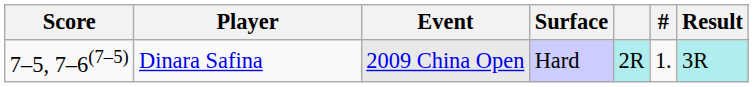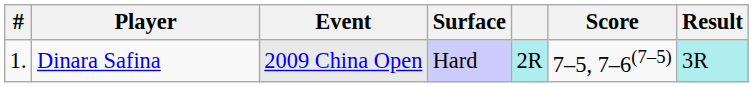columns swapped: (663, 22) <-> (69, 22)
